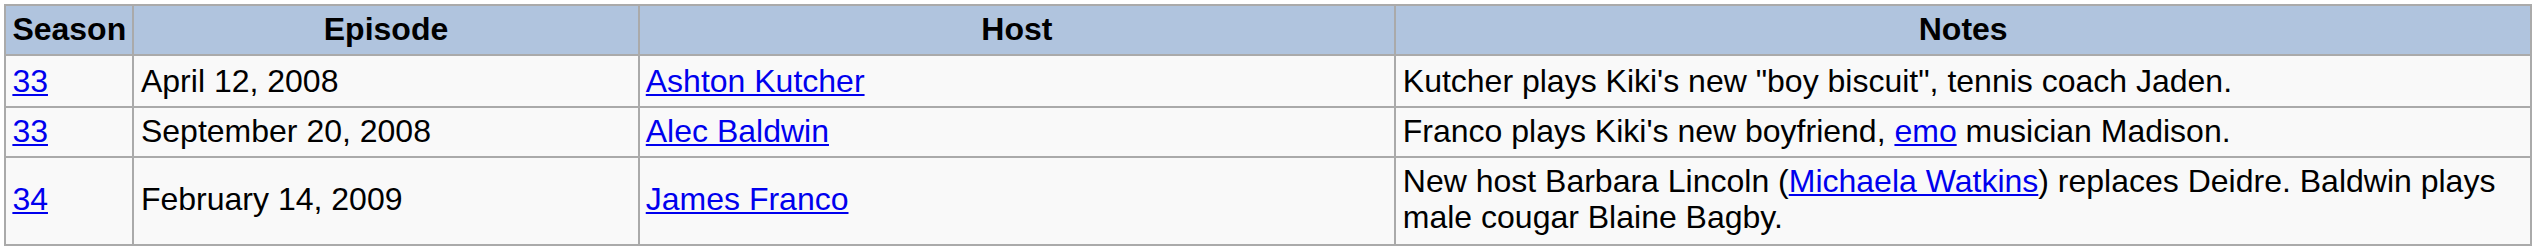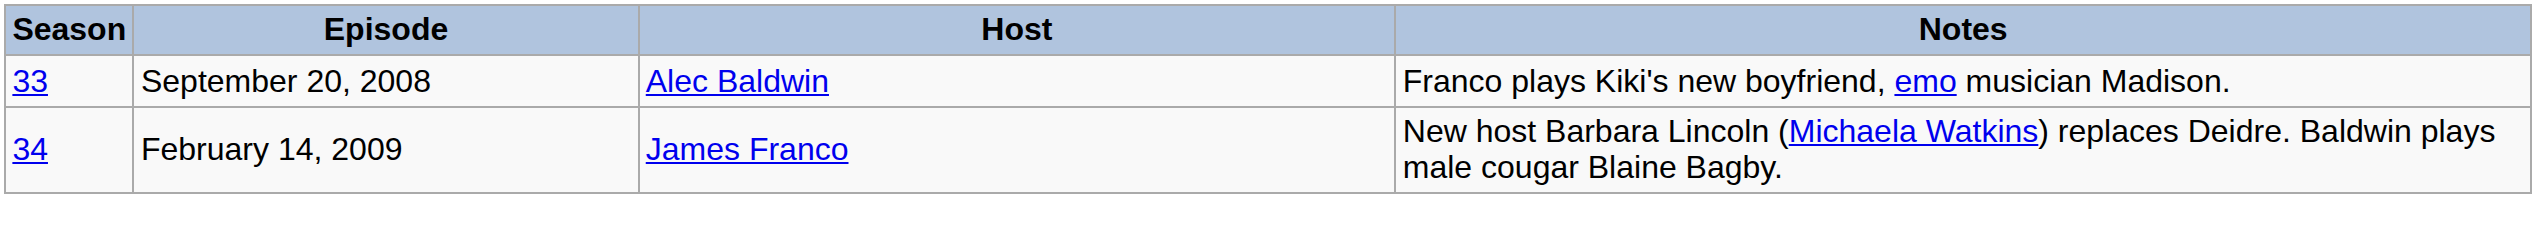- row: (240, 80)
